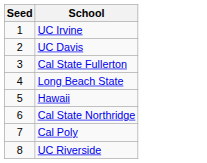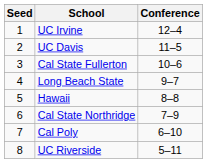+ column: (170, 13)
